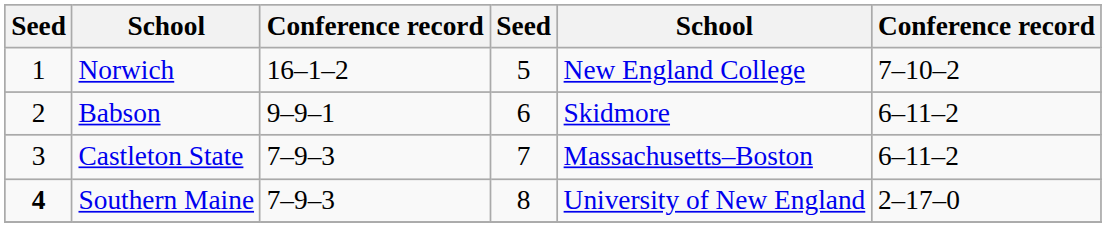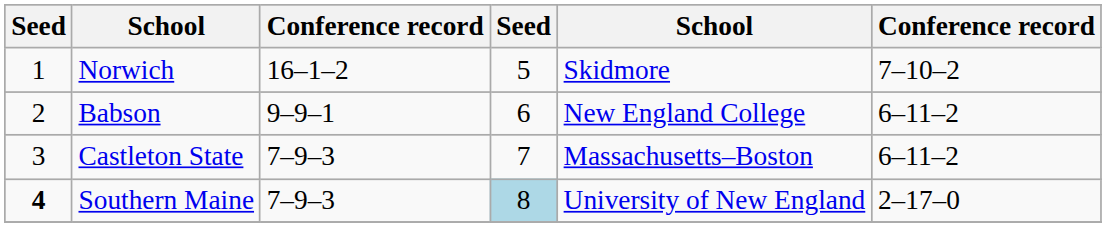(684, 69) New England College -> (617, 69) Skidmore
(617, 112) Skidmore -> (684, 112) New England College
(524, 199) no background -> (524, 199) lightblue background
